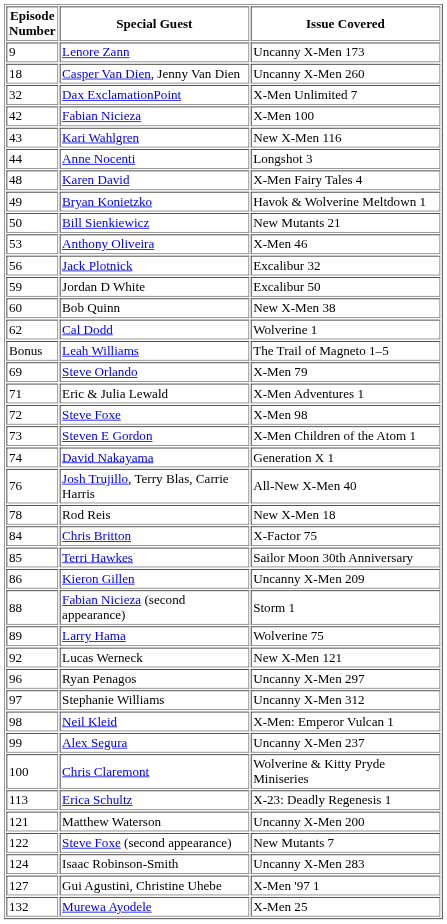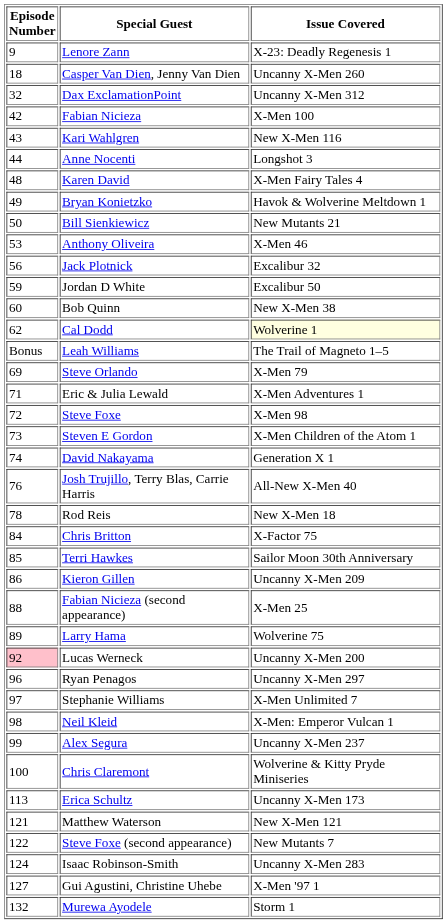(309, 52) Uncanny X-Men 173 -> (322, 52) X-23: Deadly Regenesis 1
(305, 95) X-Men Unlimited 7 -> (309, 95) Uncanny X-Men 312
(285, 329) no background -> (285, 329) lightyellow background
(274, 607) Storm 1 -> (280, 607) X-Men 25
(15, 657) no background -> (15, 657) pink background
(298, 657) New X-Men 121 -> (309, 657) Uncanny X-Men 200
(309, 700) Uncanny X-Men 312 -> (305, 700) X-Men Unlimited 7
(322, 800) X-23: Deadly Regenesis 1 -> (309, 800) Uncanny X-Men 173
(309, 821) Uncanny X-Men 200 -> (298, 821) New X-Men 121
(280, 906) X-Men 25 -> (274, 906) Storm 1
